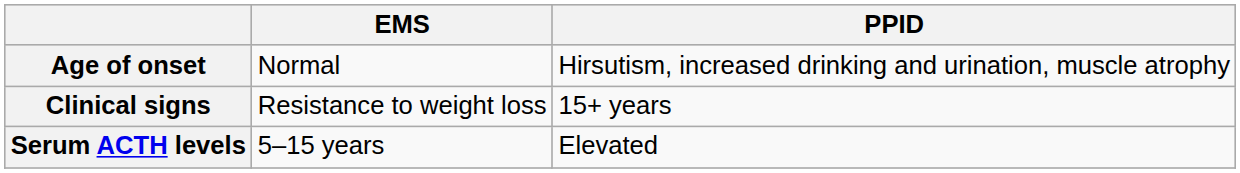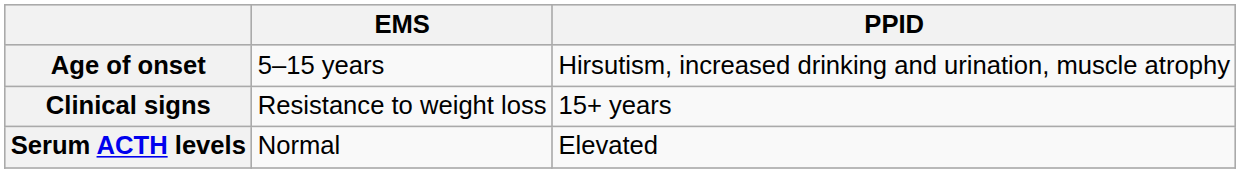(299, 65) Normal -> (321, 65) 5–15 years
(321, 146) 5–15 years -> (299, 146) Normal
